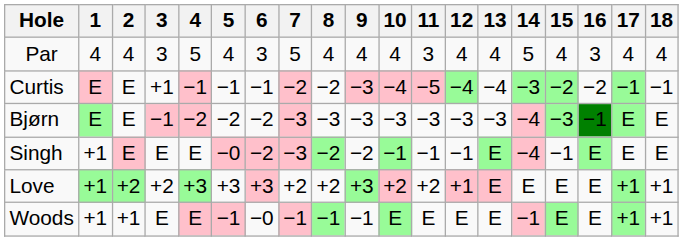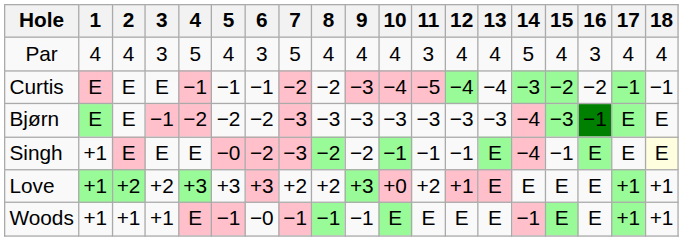(162, 86) +1 -> (162, 86) E
(662, 152) no background -> (662, 152) lightyellow background
(395, 185) +2 -> (395, 185) +0
(162, 218) E -> (162, 218) +1
